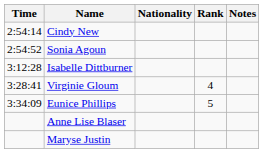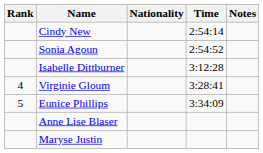columns swapped: (210, 13) <-> (24, 13)
